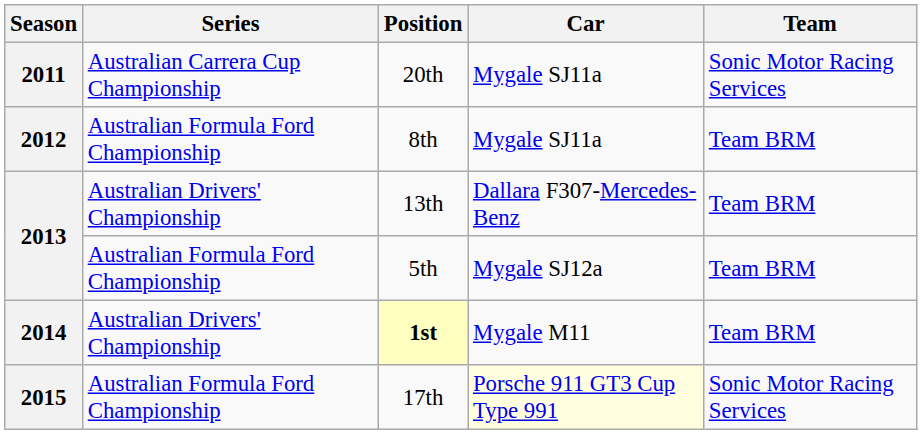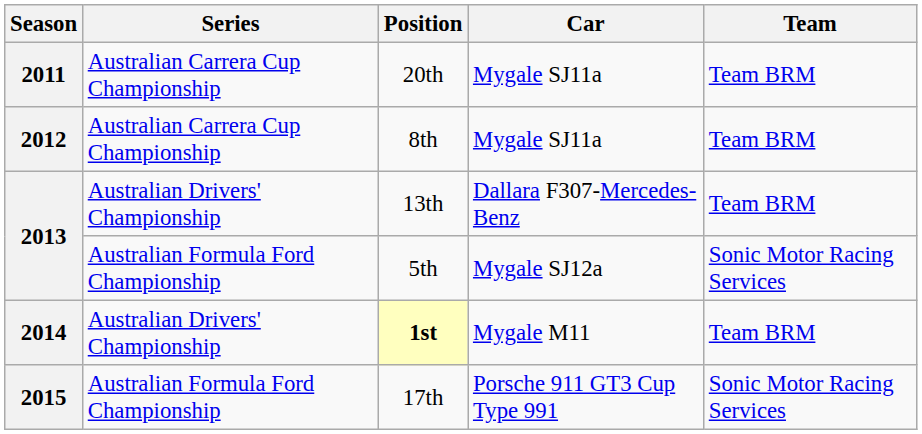(801, 74) Sonic Motor Racing Services -> (762, 74) Team BRM
(201, 139) Australian Formula Ford Championship -> (194, 139) Australian Carrera Cup Championship
(762, 268) Team BRM -> (801, 268) Sonic Motor Racing Services
(574, 397) lightyellow background -> (574, 397) no background
